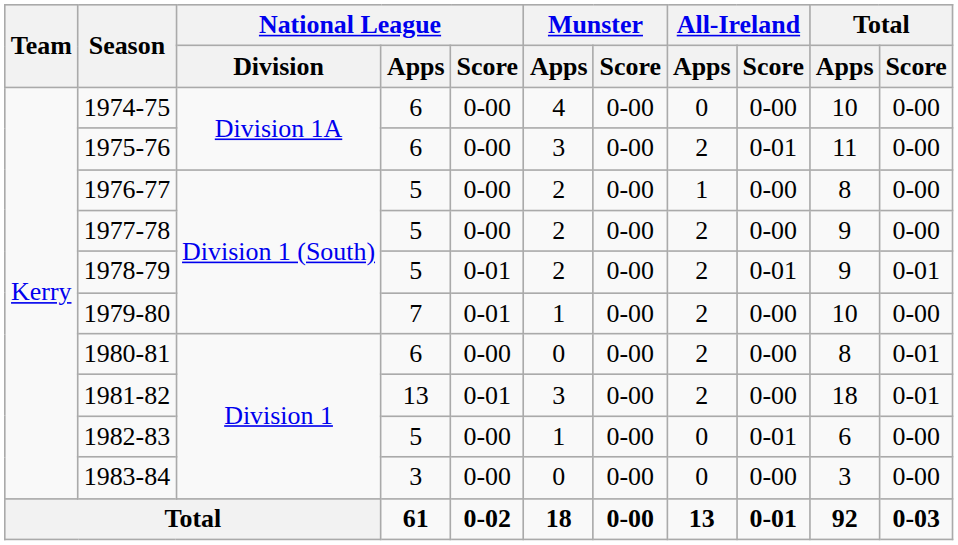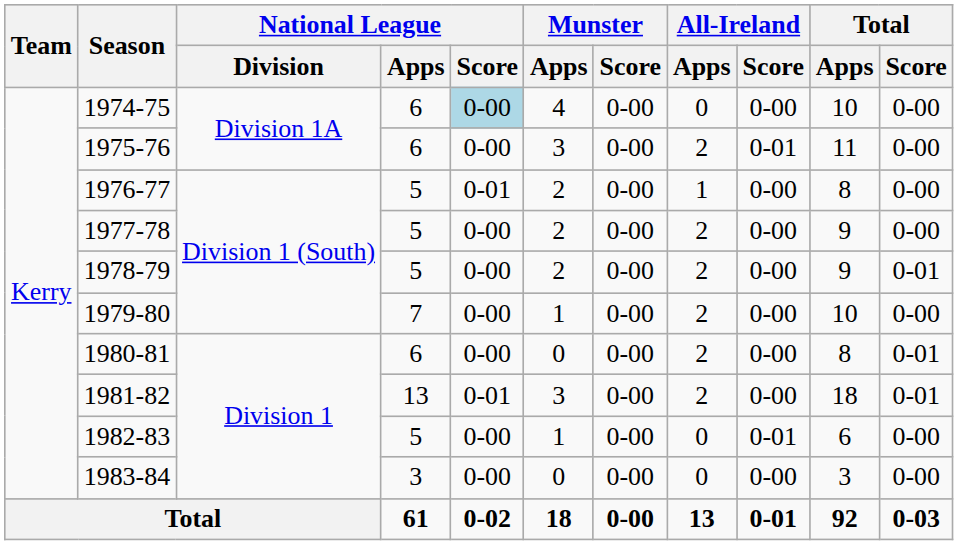(487, 107) no background -> (487, 107) lightblue background
(487, 189) 0-00 -> (487, 189) 0-01
(487, 271) 0-01 -> (487, 271) 0-00
(773, 271) 0-01 -> (773, 271) 0-00
(487, 312) 0-01 -> (487, 312) 0-00
